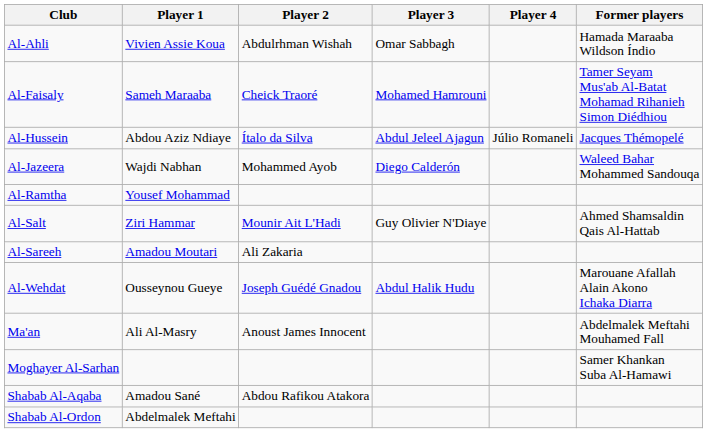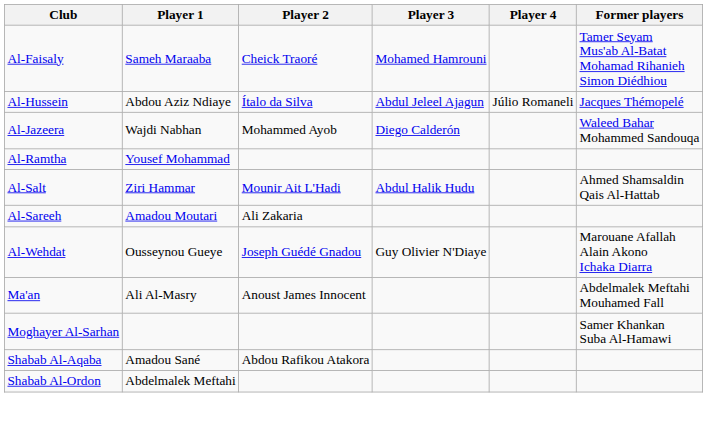- row: (28, 43)
(431, 223) Guy Olivier N'Diaye -> (425, 187) Abdul Halik Hudu
(425, 288) Abdul Halik Hudu -> (431, 252) Guy Olivier N'Diaye
